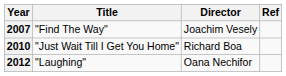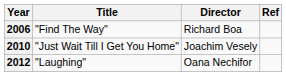(19, 29) 2007 -> (19, 29) 2006
(221, 29) Joachim Vesely -> (213, 29) Richard Boa
(213, 46) Richard Boa -> (221, 46) Joachim Vesely
